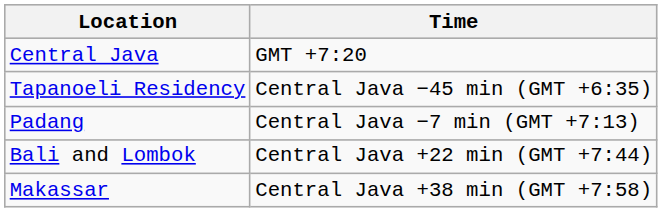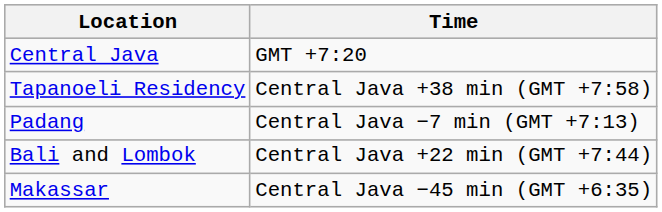(454, 89) Central Java −45 min (GMT +6:35) -> (454, 89) Central Java +38 min (GMT +7:58)
(454, 190) Central Java +38 min (GMT +7:58) -> (454, 190) Central Java −45 min (GMT +6:35)
